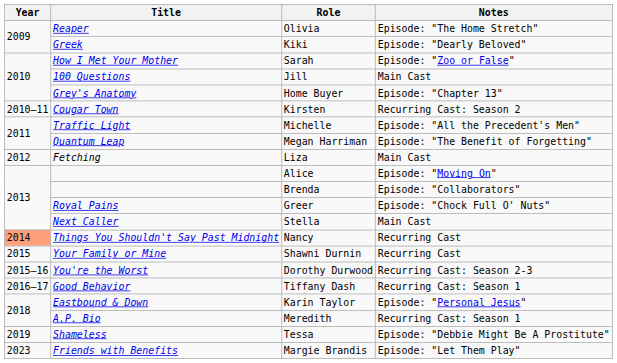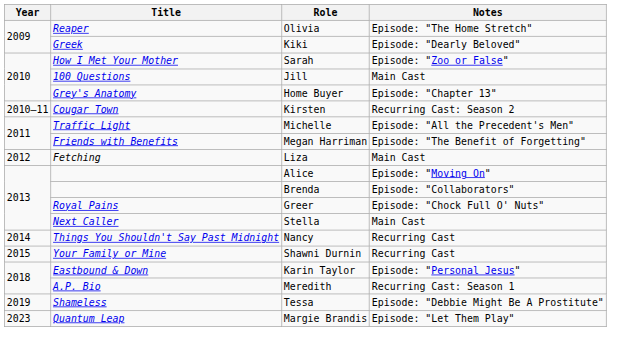(89, 141) Quantum Leap -> (116, 141) Friends with Benefits
(19, 238) lightsalmon background -> (19, 238) no background
- row: (328, 270)
- row: (320, 286)
(116, 351) Friends with Benefits -> (89, 318) Quantum Leap
